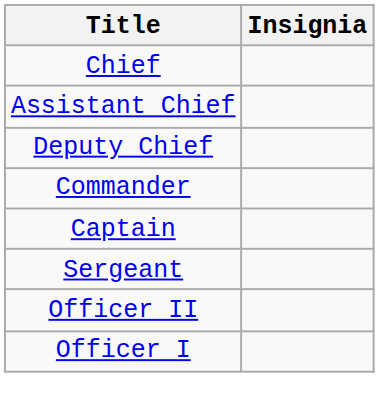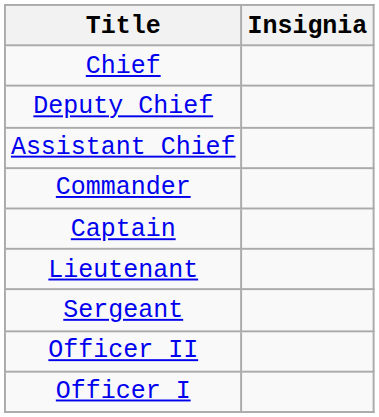rows swapped: (123, 107) <-> (123, 147)
+ row: (123, 269)
